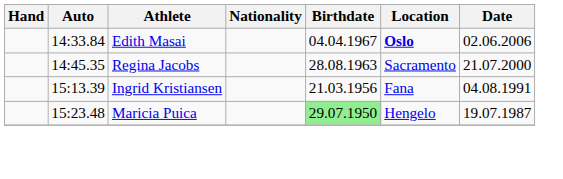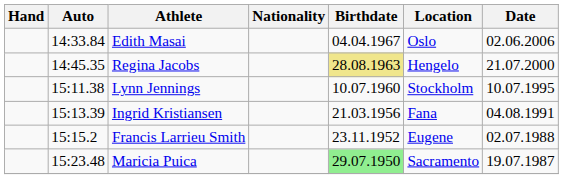(399, 40) bold -> (422, 40) normal
(343, 64) no background -> (366, 64) khaki background
(420, 64) Sacramento -> (433, 64) Hengelo
+ row: (156, 88)
+ row: (179, 137)
(410, 112) Hengelo -> (443, 161) Sacramento
